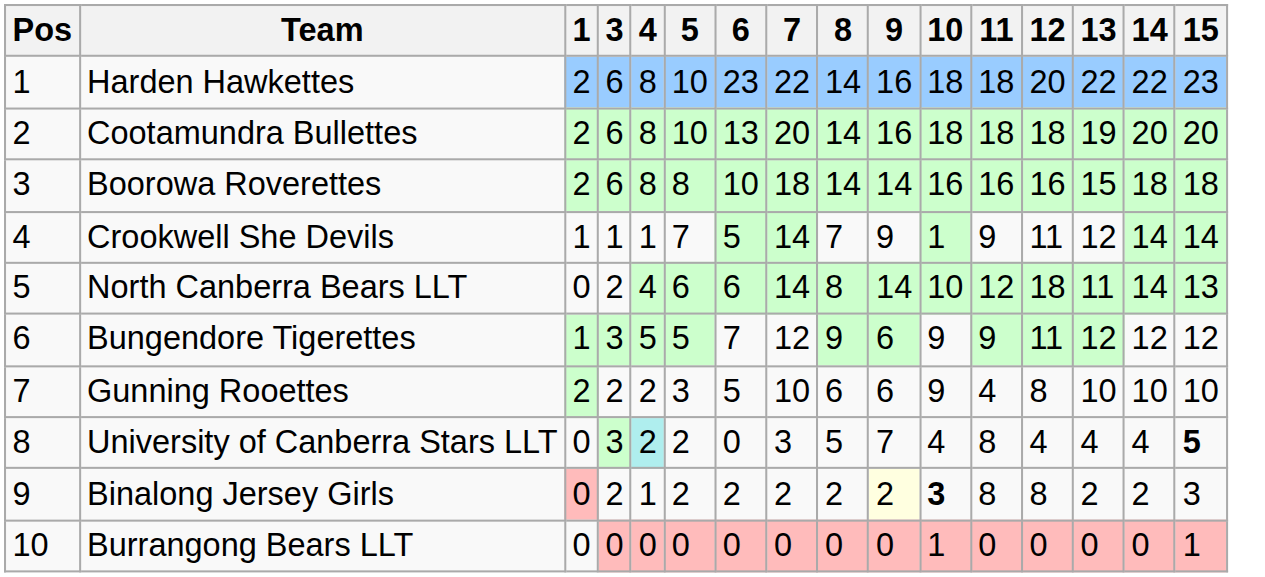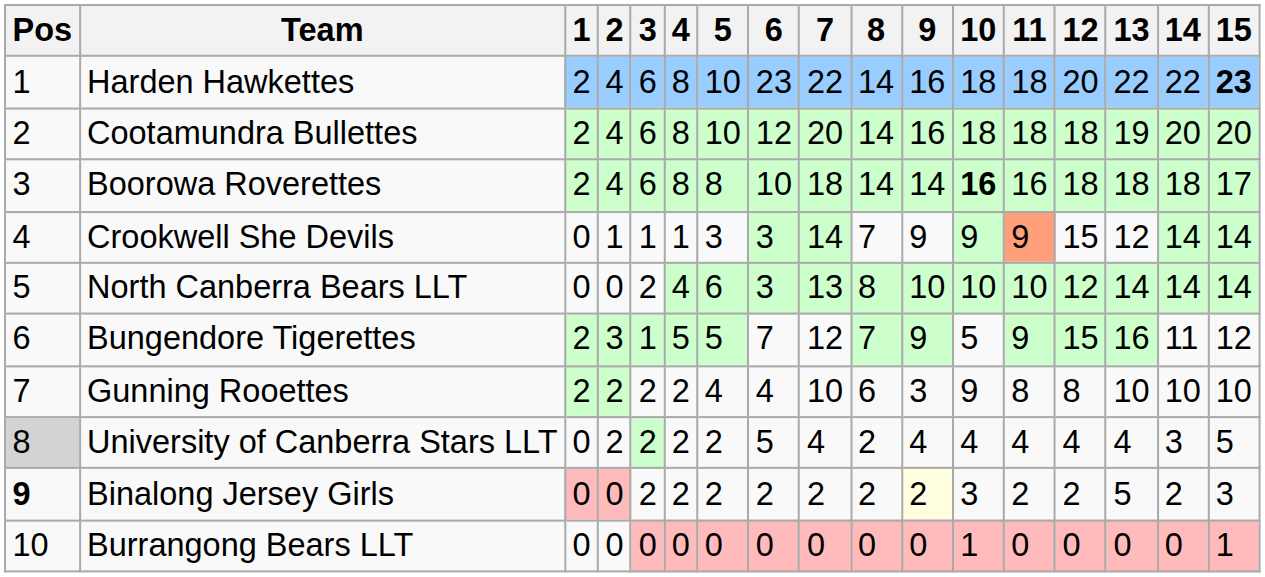+ column: (615, 30)
(1201, 81) normal -> (1234, 81) bold
(741, 133) 13 -> (774, 133) 12
(945, 184) normal -> (978, 184) bold
(1047, 184) 16 -> (1081, 184) 18
(1099, 184) 15 -> (1132, 184) 18
(1201, 184) 18 -> (1234, 184) 17
(582, 236) 1 -> (582, 236) 0
(681, 236) 7 -> (714, 236) 3
(732, 236) 5 -> (765, 236) 3
(936, 236) 1 -> (969, 236) 9
(987, 236) no background -> (1020, 236) lightsalmon background
(1046, 236) 11 -> (1081, 236) 15
(732, 287) 6 -> (765, 287) 3
(792, 287) 14 -> (825, 287) 13
(894, 287) 14 -> (927, 287) 10
(996, 287) 12 -> (1029, 287) 10
(1047, 287) 18 -> (1081, 287) 12
(1097, 287) 11 -> (1132, 287) 14
(1201, 287) 13 -> (1234, 287) 14
(582, 339) 1 -> (582, 339) 2
(615, 339) 3 -> (648, 339) 1
(834, 339) 9 -> (867, 339) 7
(885, 339) 6 -> (918, 339) 9
(936, 339) 9 -> (969, 339) 5
(1046, 339) 11 -> (1081, 339) 15
(1099, 339) 12 -> (1132, 339) 16
(1150, 339) 12 -> (1182, 339) 11
(681, 390) 3 -> (714, 390) 4
(732, 390) 5 -> (765, 390) 4
(885, 390) 6 -> (918, 390) 3
(987, 390) 4 -> (1020, 390) 8
(22, 442) no background -> (22, 442) lightgrey background
(615, 442) 3 -> (648, 442) 2
(648, 442) paleturquoise background -> (681, 442) no background
(732, 442) 0 -> (765, 442) 5
(783, 442) 3 -> (816, 442) 4
(834, 442) 5 -> (867, 442) 2
(885, 442) 7 -> (918, 442) 4
(987, 442) 8 -> (1020, 442) 4
(1141, 442) 4 -> (1174, 442) 3
(1192, 442) bold -> (1225, 442) normal
(22, 493) normal -> (22, 493) bold
(648, 493) 1 -> (681, 493) 2
(936, 493) bold -> (969, 493) normal
(987, 493) 8 -> (1020, 493) 2
(1038, 493) 8 -> (1071, 493) 2
(1090, 493) 2 -> (1123, 493) 5
